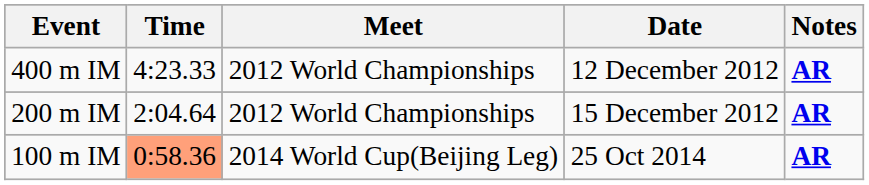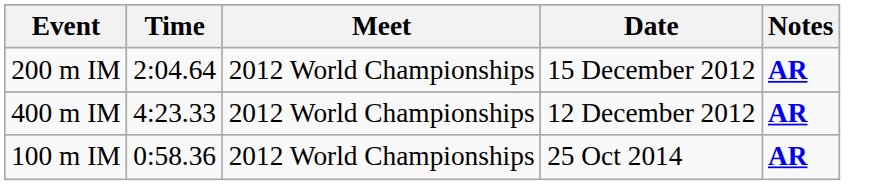rows swapped: (66, 112) <-> (66, 69)
(175, 156) lightsalmon background -> (175, 156) no background
(393, 156) 2014 World Cup(Beijing Leg) -> (382, 156) 2012 World Championships
